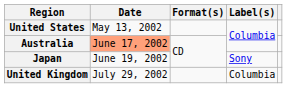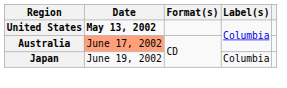(127, 28) normal -> (121, 28) bold
(240, 59) Sony -> (246, 59) Columbia
- row: (47, 75)
